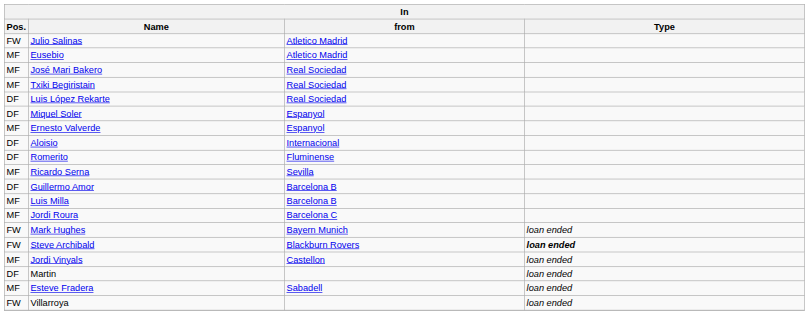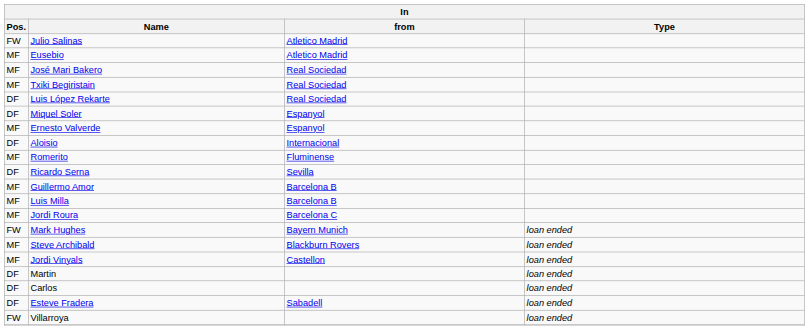(13, 158) DF -> (13, 158) MF
(13, 172) MF -> (13, 172) DF
(13, 187) DF -> (13, 187) MF
(14, 245) FW -> (13, 245) MF
(551, 245) bold -> (549, 245) normal
+ row: (44, 289)
(13, 289) MF -> (13, 303) DF
